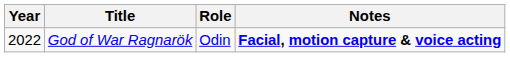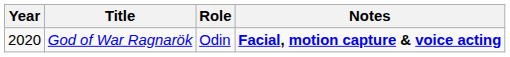(24, 39) 2022 -> (24, 39) 2020
